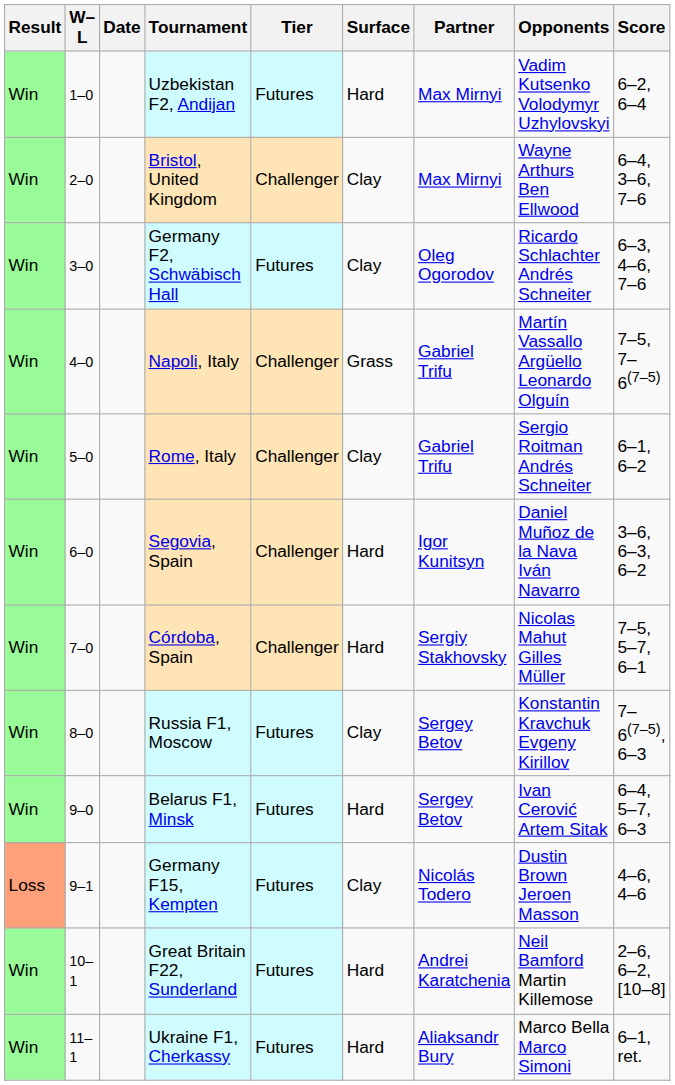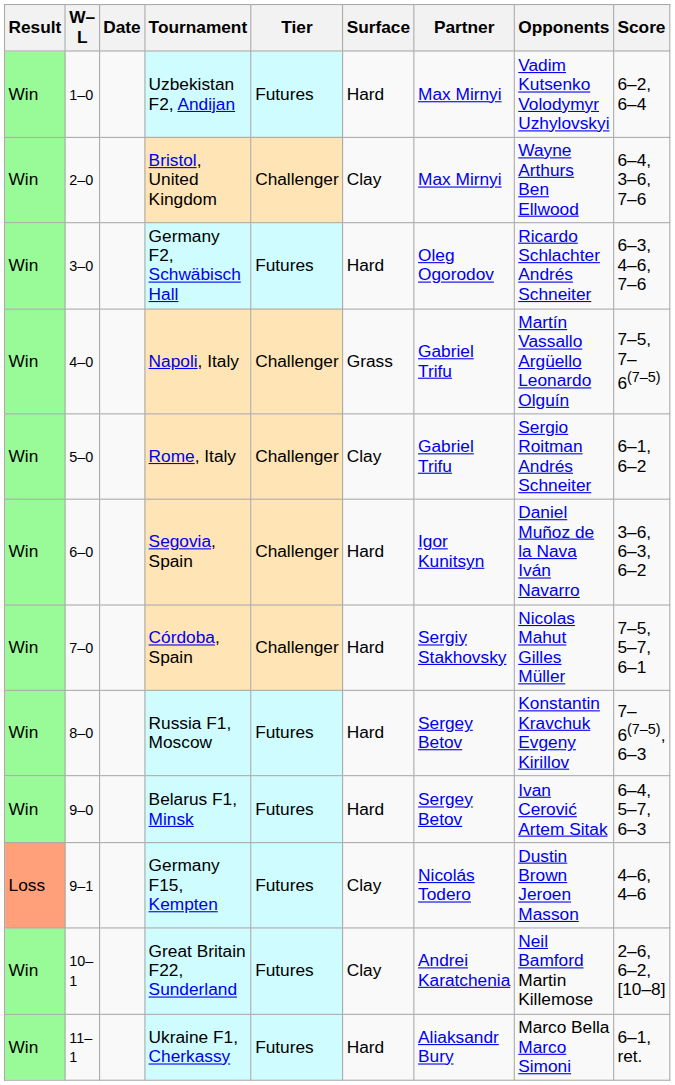(364, 265) Clay -> (365, 265) Hard
(364, 733) Clay -> (365, 733) Hard
(365, 970) Hard -> (364, 970) Clay
